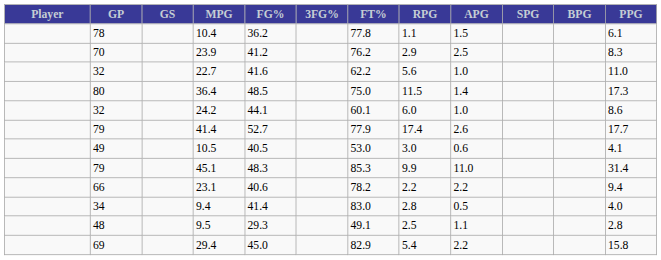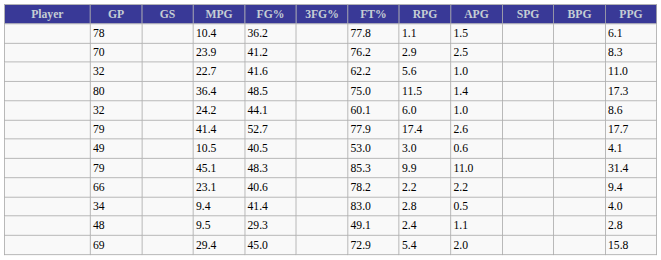(409, 226) 2.5 -> (409, 226) 2.4
(361, 245) 82.9 -> (361, 245) 72.9
(461, 245) 2.2 -> (461, 245) 2.0
